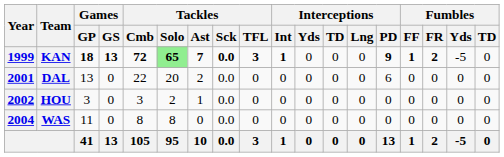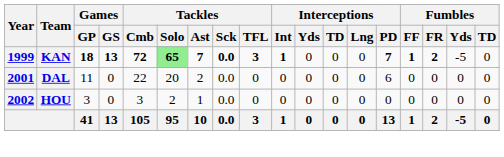(388, 57) 9 -> (388, 57) 7
(87, 78) 13 -> (87, 78) 11
- row: (56, 120)
